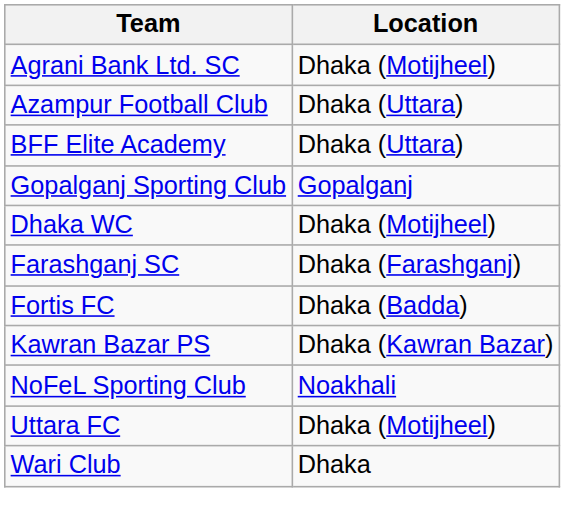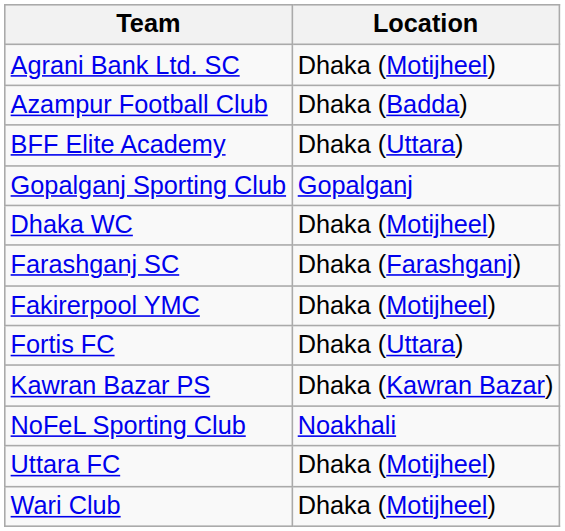(381, 104) Dhaka (Uttara) -> (383, 104) Dhaka (Badda)
+ row: (105, 305)
(383, 305) Dhaka (Badda) -> (381, 345) Dhaka (Uttara)
(334, 465) Dhaka -> (397, 505) Dhaka (Motijheel)
